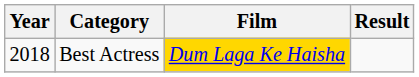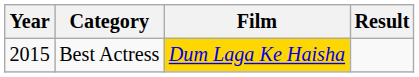(30, 54) 2018 -> (30, 54) 2015
